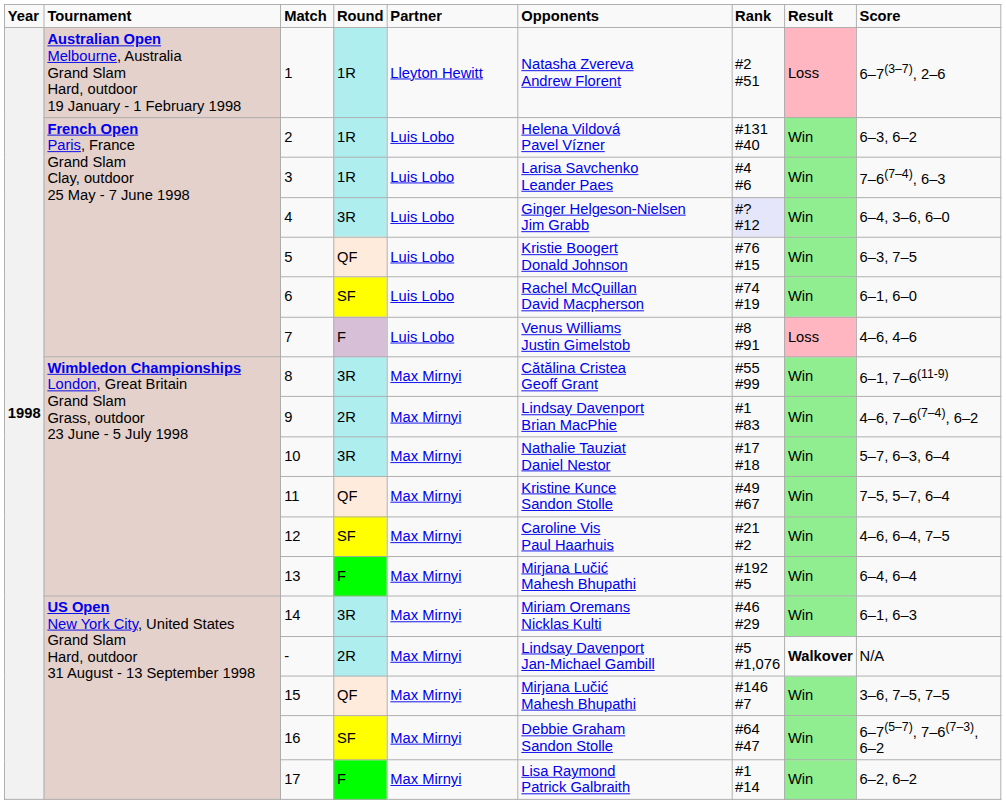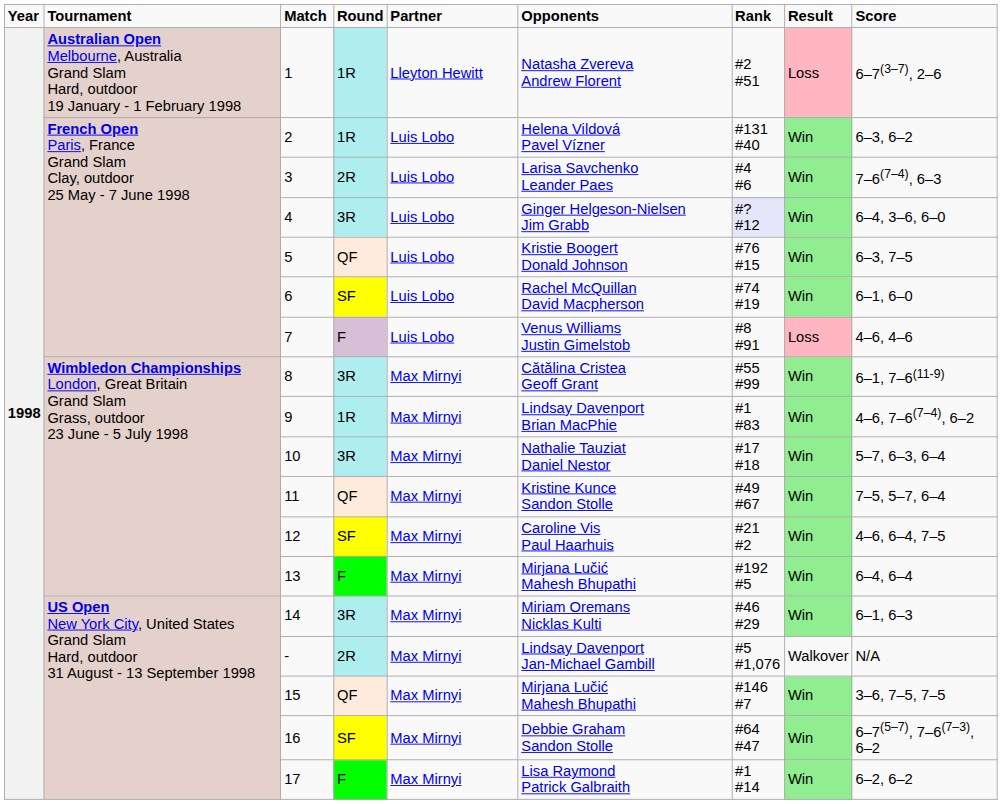(346, 177) 1R -> (346, 177) 2R
(346, 416) 2R -> (346, 416) 1R
(820, 656) bold -> (818, 656) normal
